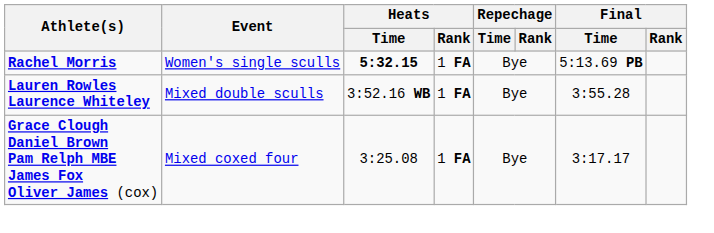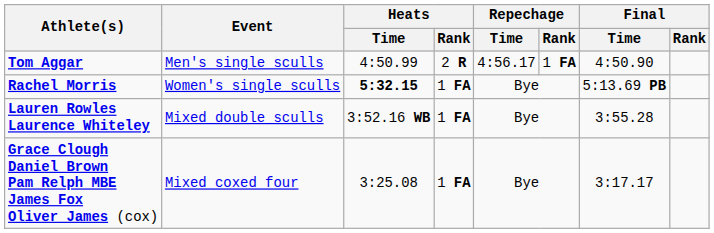+ row: (46, 63)
